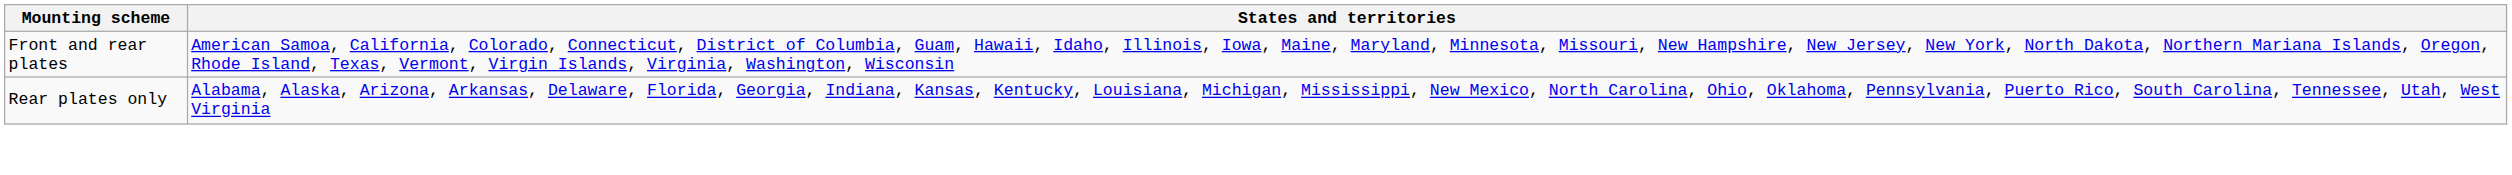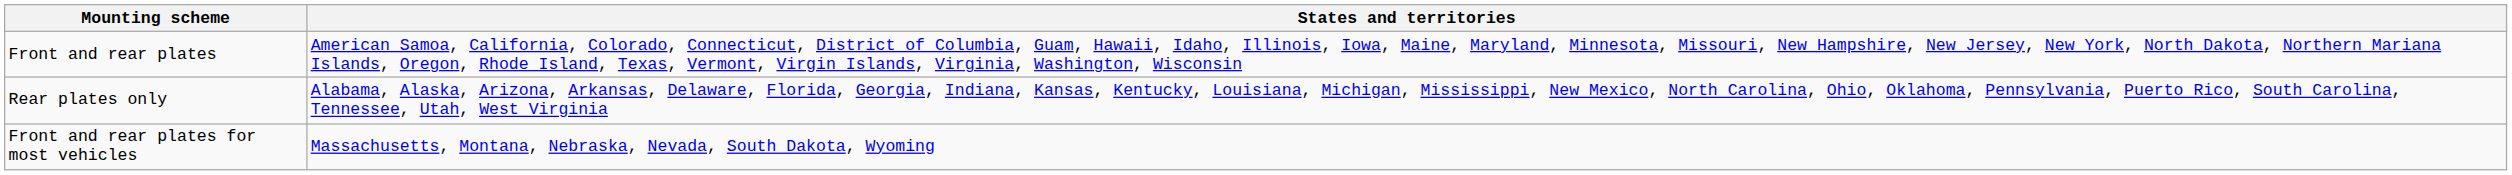+ row: (132, 146)
